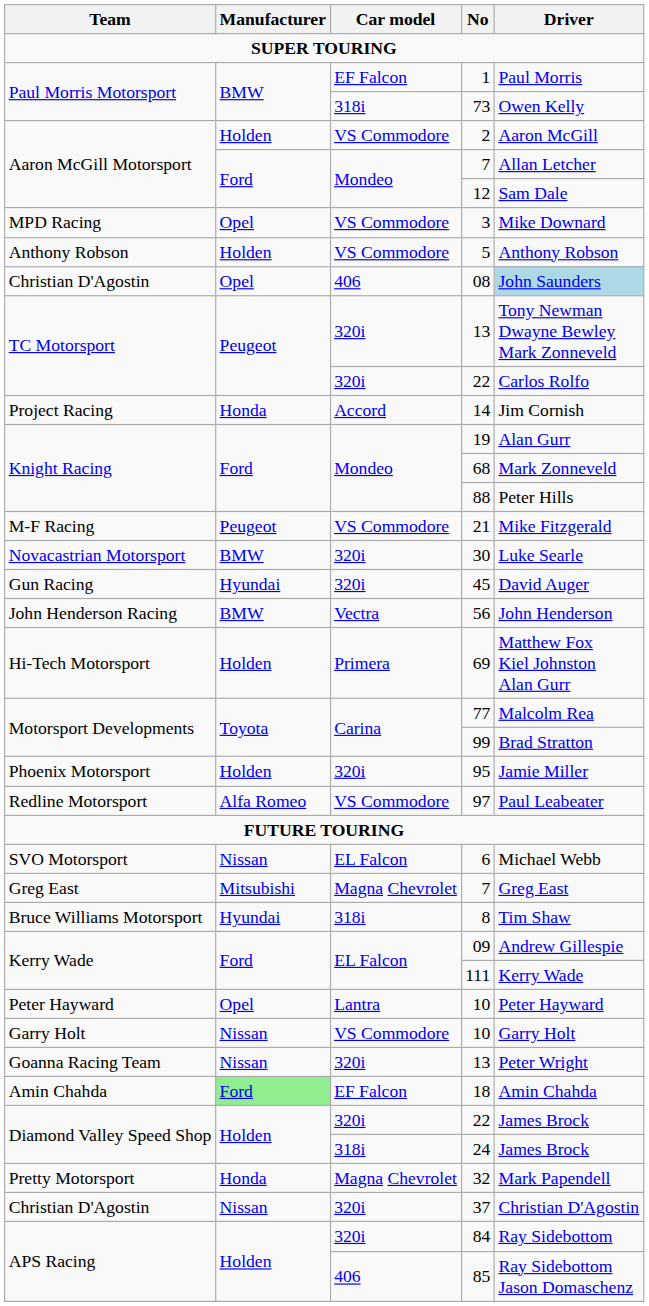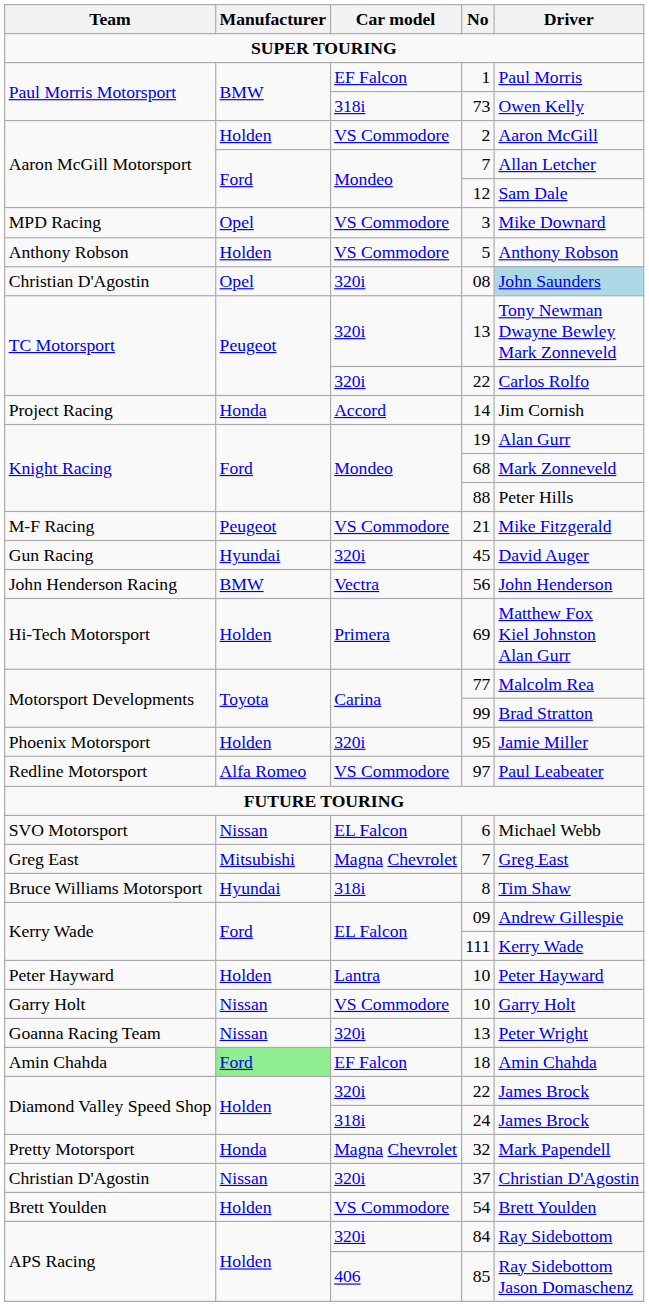(347, 280) 406 -> (350, 280) 320i
- row: (97, 555)
(237, 1003) Opel -> (246, 974) Holden
+ row: (58, 1207)
